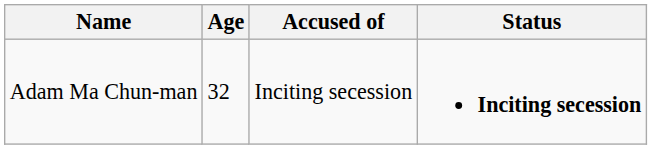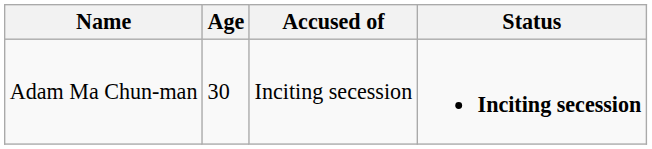(219, 91) 32 -> (219, 91) 30
